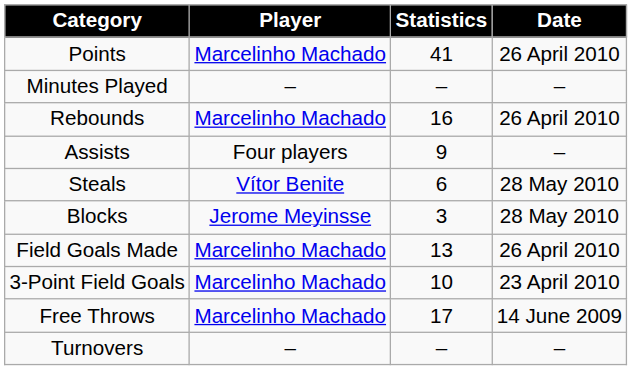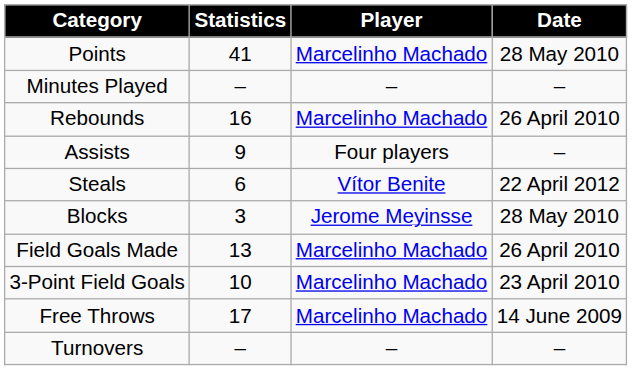columns swapped: (290, 20) <-> (441, 20)
(559, 53) 26 April 2010 -> (559, 53) 28 May 2010
(559, 184) 28 May 2010 -> (559, 184) 22 April 2012
